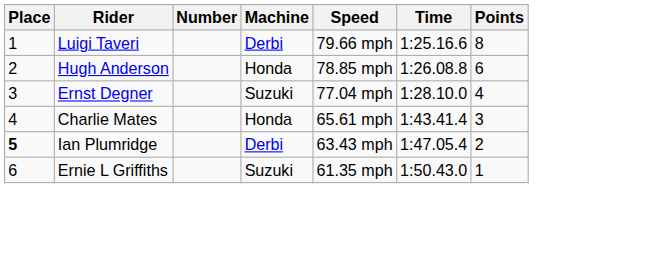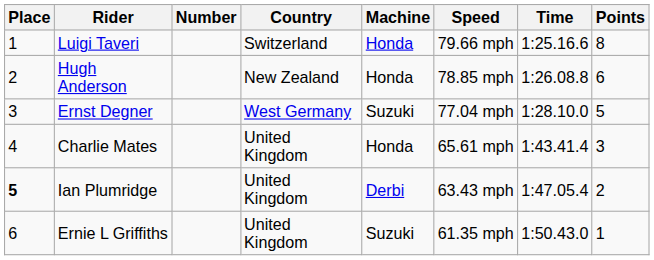+ column: (301, 17)
(264, 43) Derbi -> (389, 43) Honda
(479, 94) 4 -> (600, 112) 5
